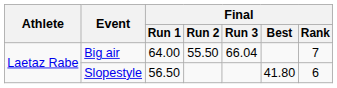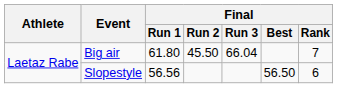(164, 53) 64.00 -> (164, 53) 61.80
(203, 53) 55.50 -> (203, 53) 45.50
(164, 73) 56.50 -> (164, 73) 56.56
(279, 73) 41.80 -> (279, 73) 56.50
